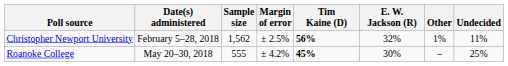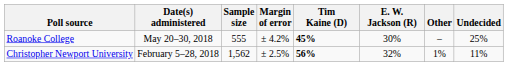rows swapped: (40, 54) <-> (70, 38)
